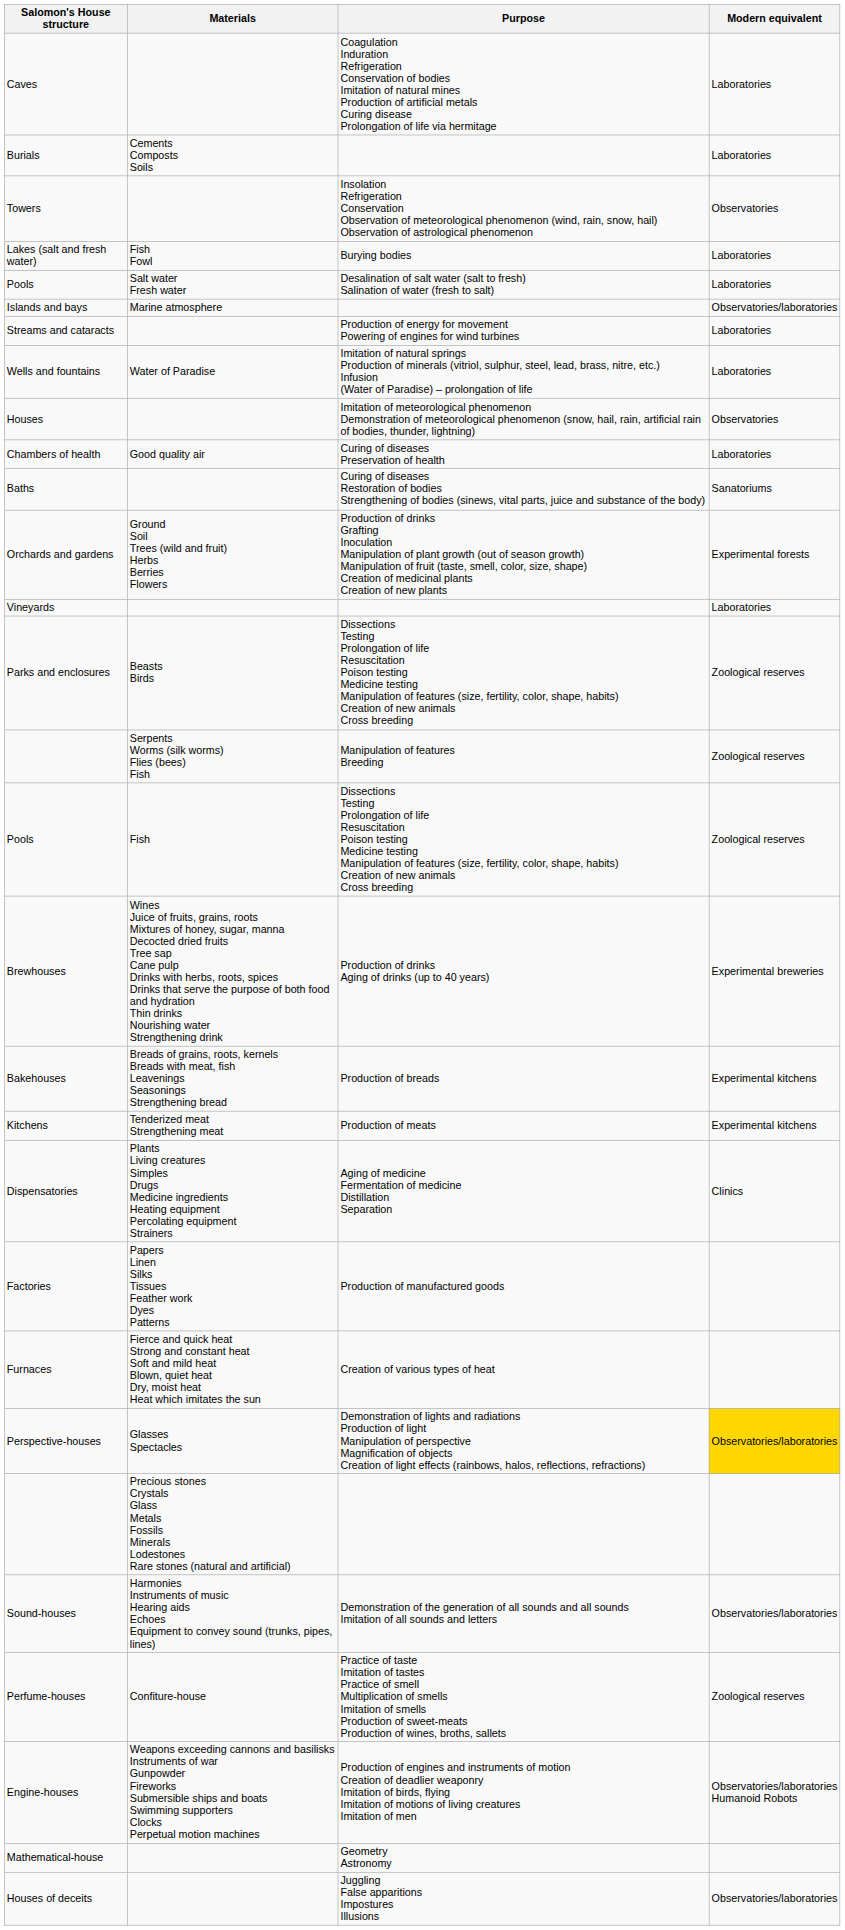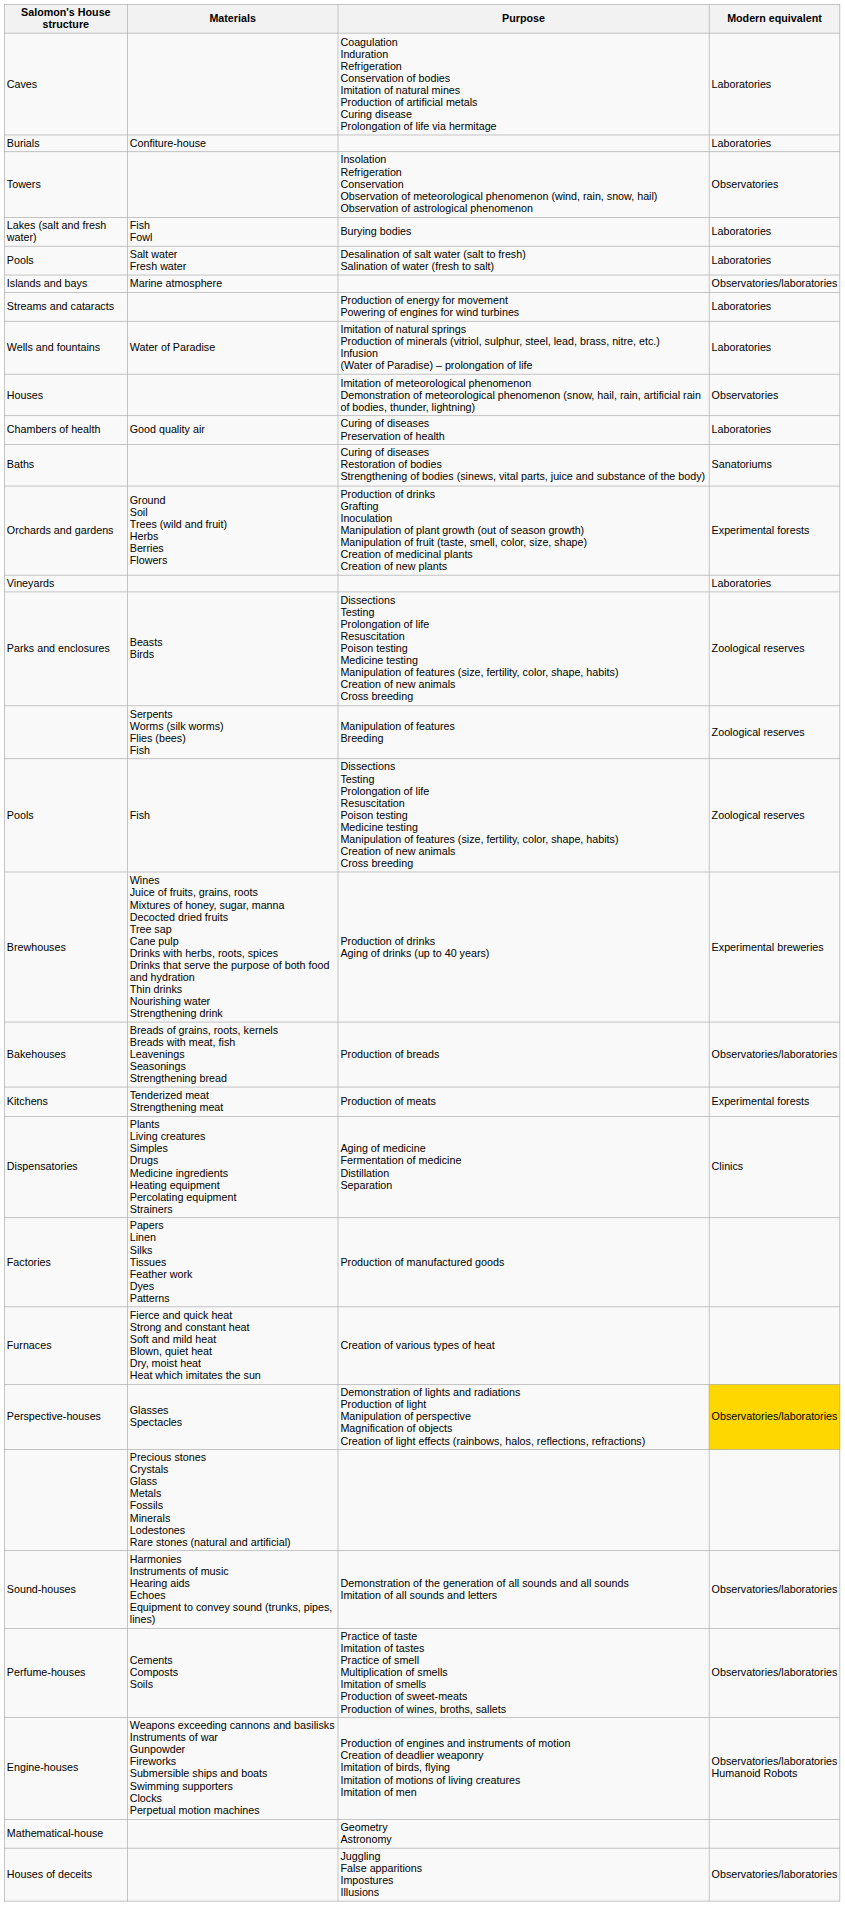(154, 155) Cements Composts Soils -> (168, 143) Confiture-house
(764, 1078) Experimental kitchens -> (774, 1054) Observatories/laboratories
(764, 1125) Experimental kitchens -> (760, 1101) Experimental forests
(168, 1697) Confiture-house -> (154, 1673) Cements Composts Soils
(758, 1697) Zoological reserves -> (774, 1673) Observatories/laboratories
